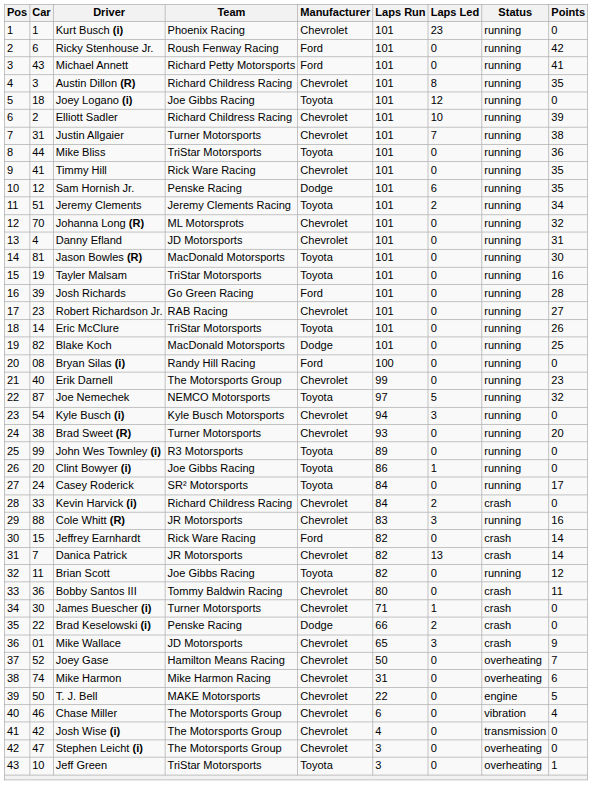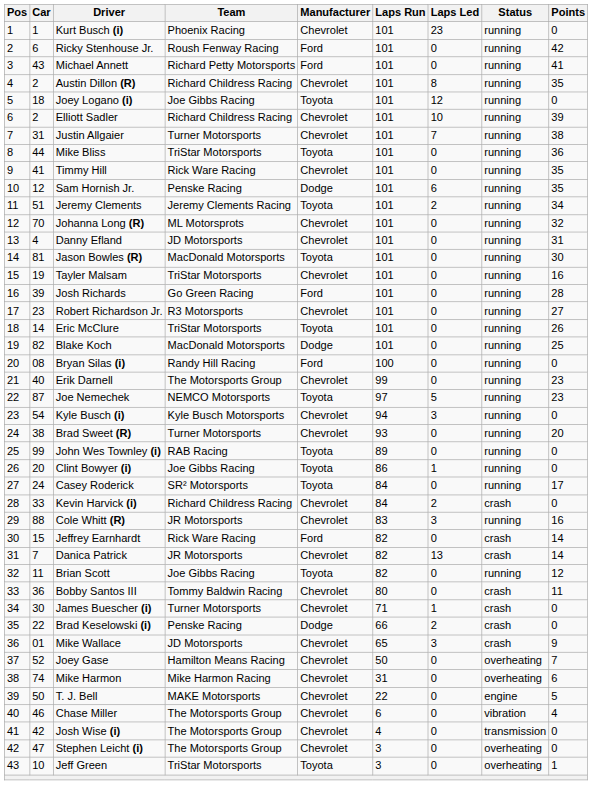(35, 83) 3 -> (35, 83) 2
(317, 275) Toyota -> (324, 275) Chevrolet
(198, 310) RAB Racing -> (205, 310) R3 Motorsports
(557, 398) 32 -> (557, 398) 23
(205, 450) R3 Motorsports -> (198, 450) RAB Racing
